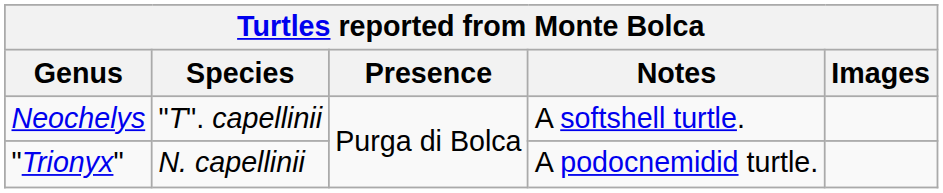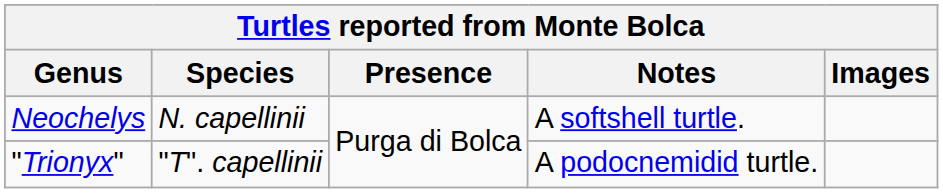(240, 118) "T". capellinii -> (232, 118) N. capellinii
(232, 163) N. capellinii -> (240, 163) "T". capellinii
